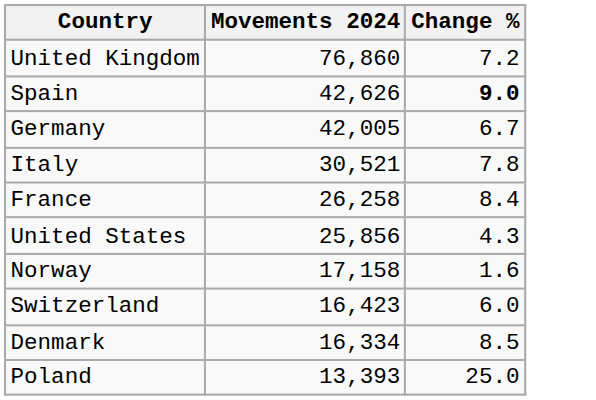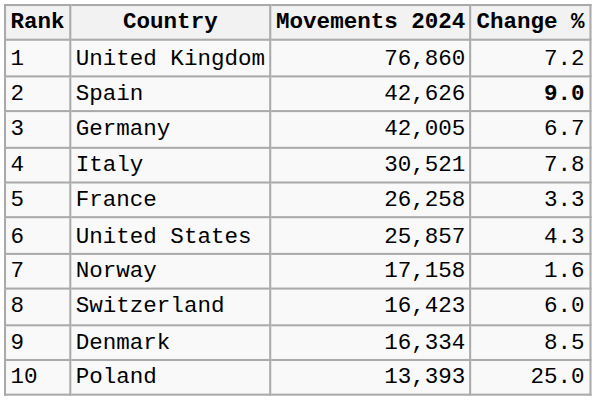+ column: (38, 23)
(499, 200) 8.4 -> (564, 200) 3.3
(360, 236) 25,856 -> (425, 236) 25,857
